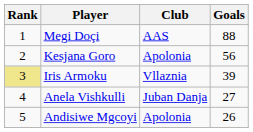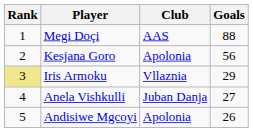(229, 76) 39 -> (229, 76) 29
